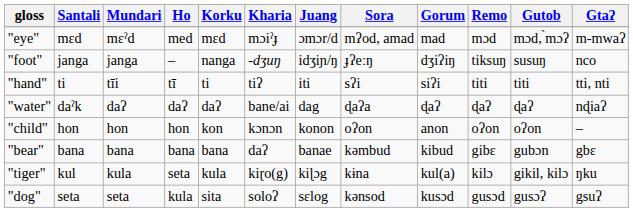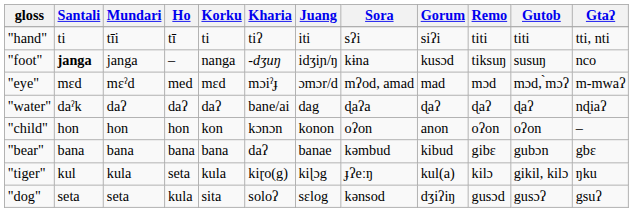rows swapped: (27, 83) <-> (23, 38)
(73, 60) normal -> (75, 60) bold
(359, 60) ɟʔeːŋ -> (357, 60) kɨna
(438, 60) dʒiʔiŋ -> (437, 60) kusɔd
(357, 173) kɨna -> (359, 173) ɟʔeːŋ
(437, 196) kusɔd -> (438, 196) dʒiʔiŋ
